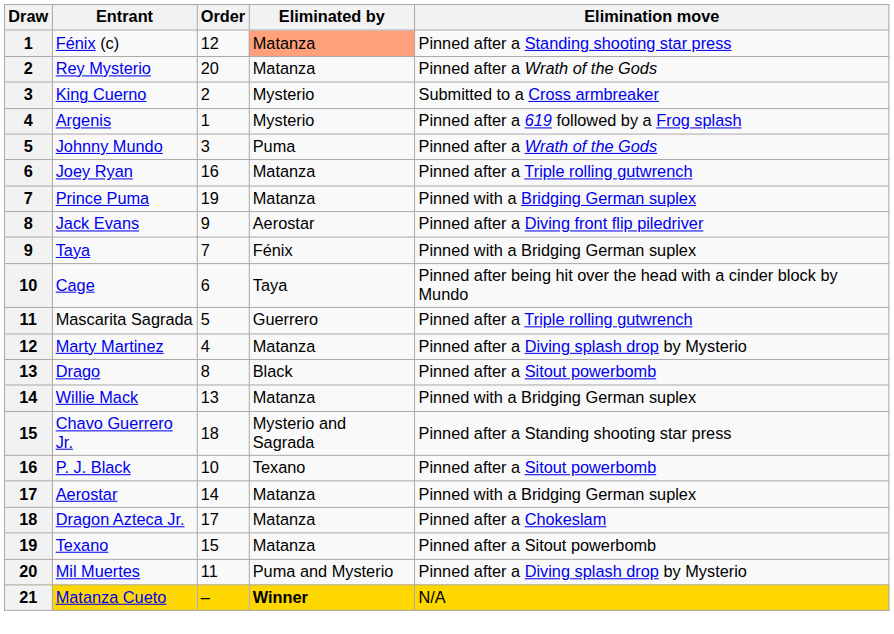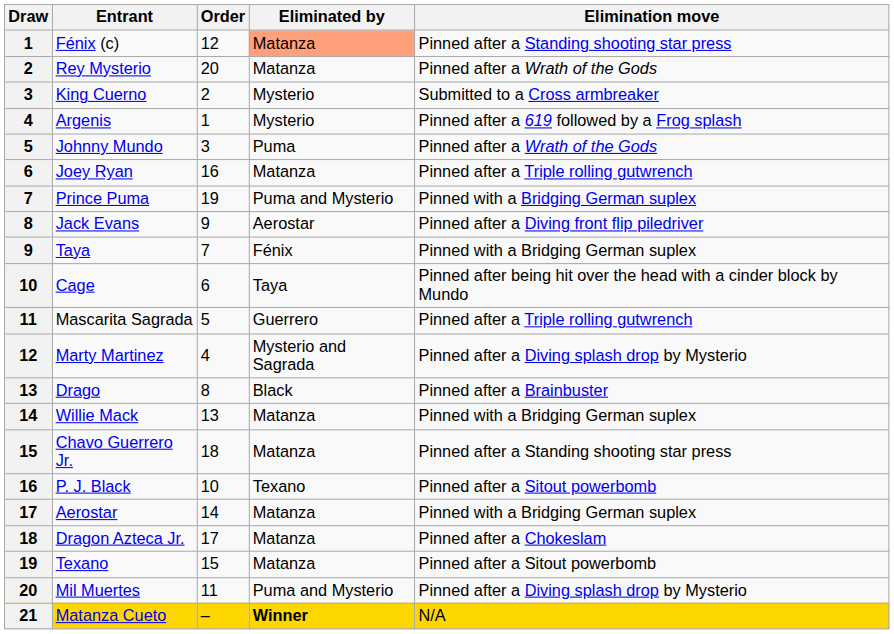(284, 198) Matanza -> (323, 198) Puma and Mysterio
(284, 346) Matanza -> (299, 355) Mysterio and Sagrada
(537, 372) Pinned after a Sitout powerbomb -> (513, 390) Pinned after a Brainbuster
(299, 433) Mysterio and Sagrada -> (284, 451) Matanza
